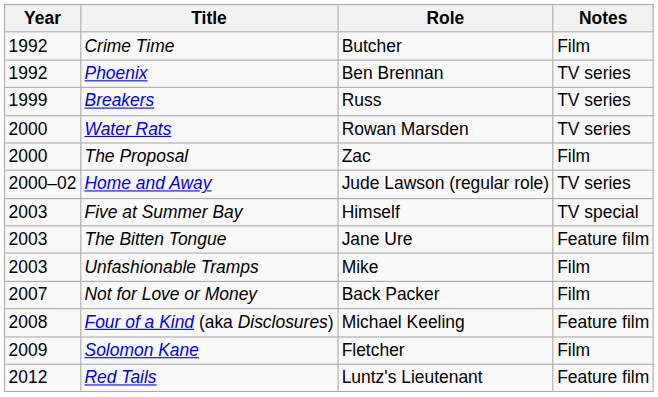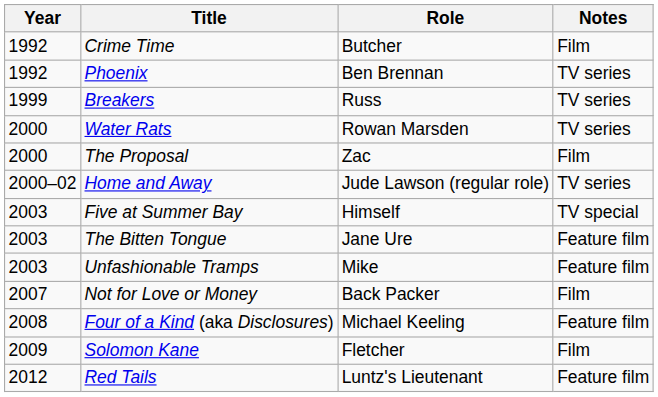(574, 267) Film -> (603, 267) Feature film
